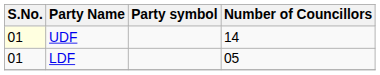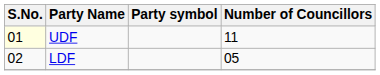(232, 37) 14 -> (231, 37) 11
(15, 59) 01 -> (15, 59) 02
